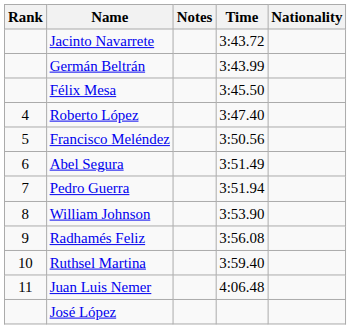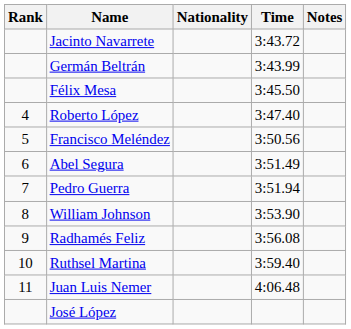columns swapped: (307, 16) <-> (195, 16)
